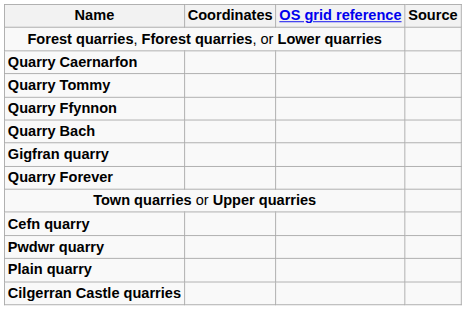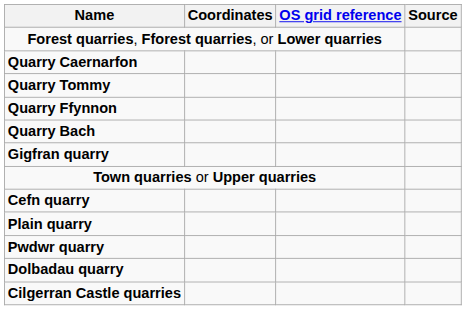- row: (60, 177)
rows swapped: (50, 270) <-> (56, 246)
+ row: (66, 270)
